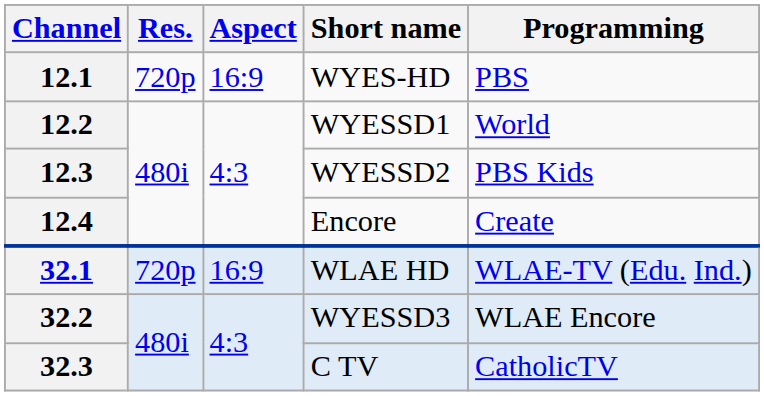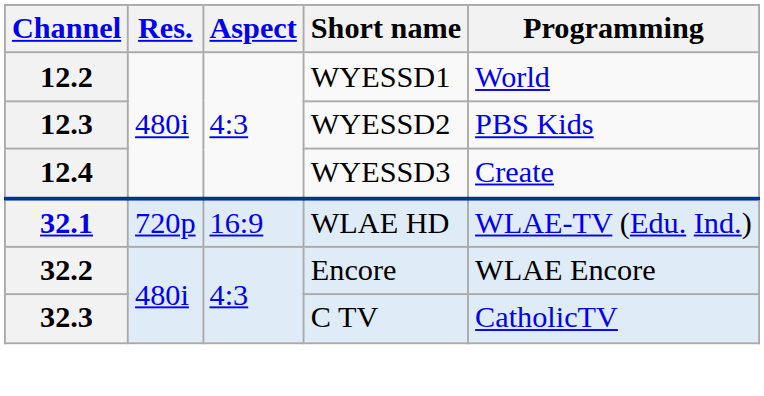- row: (67, 76)
(354, 220) Encore -> (381, 172) WYESSD3
(381, 318) WYESSD3 -> (354, 270) Encore
